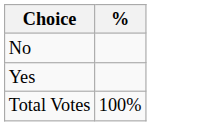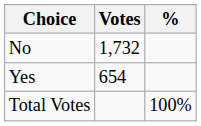+ column: (120, 18)
